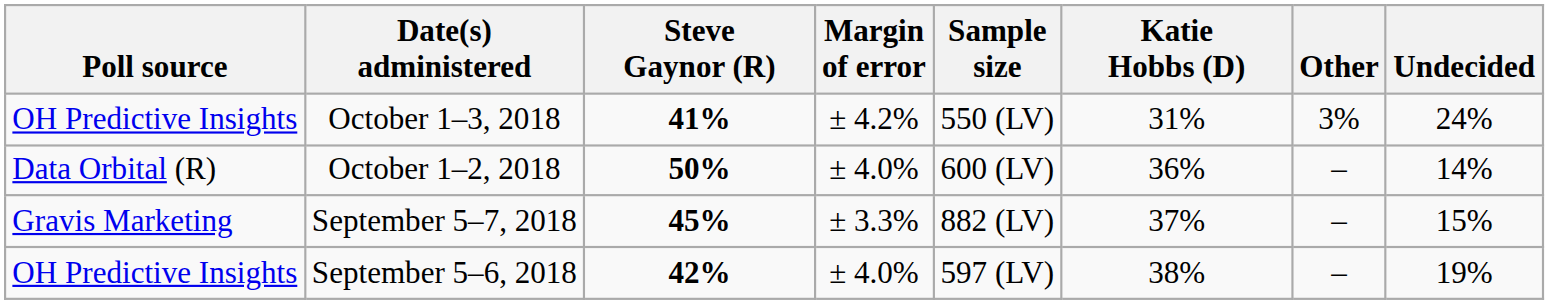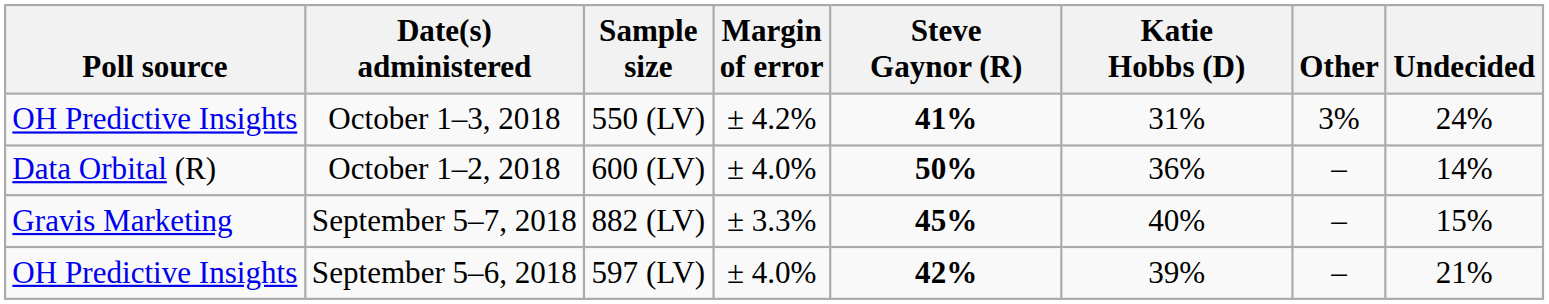columns swapped: (997, 48) <-> (699, 48)
(1177, 221) 37% -> (1177, 221) 40%
(1177, 272) 38% -> (1177, 272) 39%
(1464, 272) 19% -> (1464, 272) 21%
